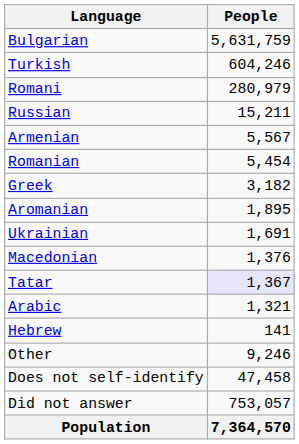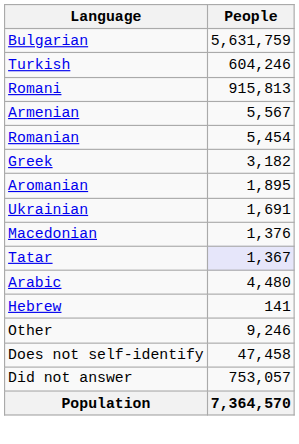(260, 89) 280,979 -> (260, 89) 915,813
- row: (39, 113)
(269, 306) 1,321 -> (269, 282) 4,480
